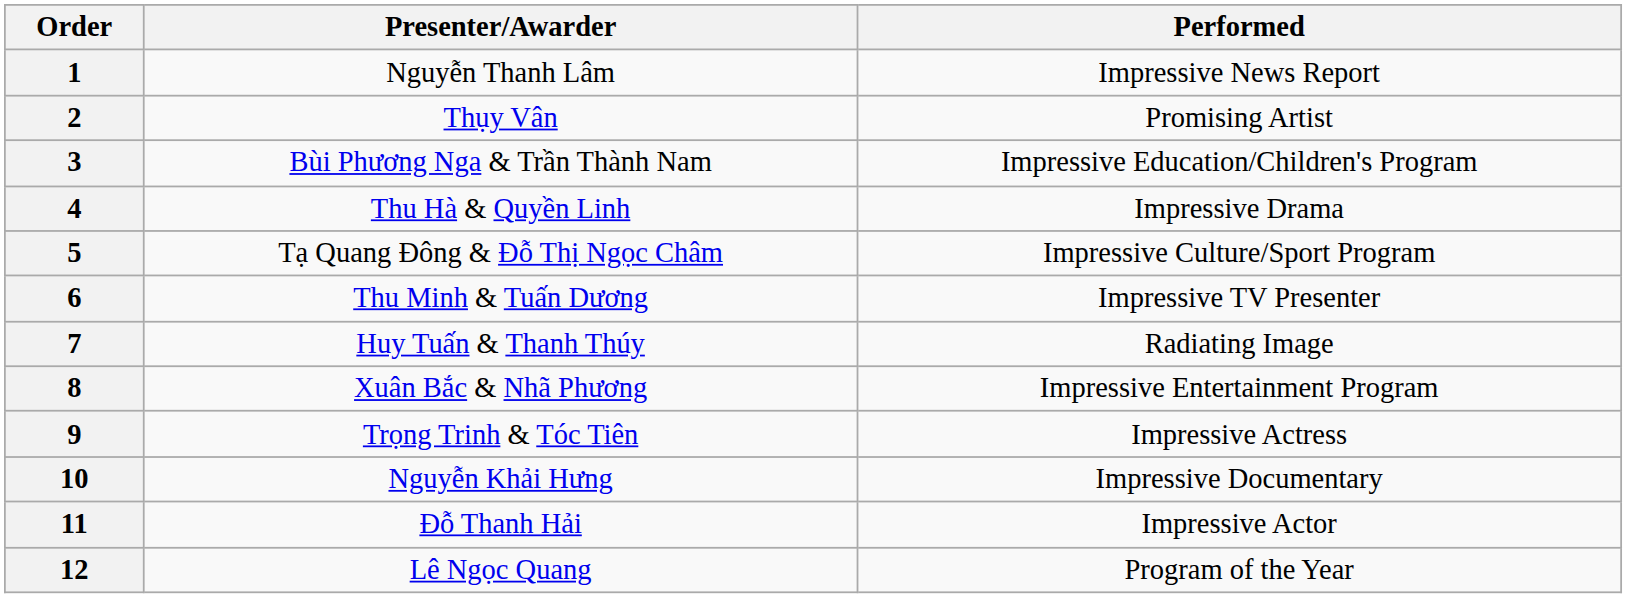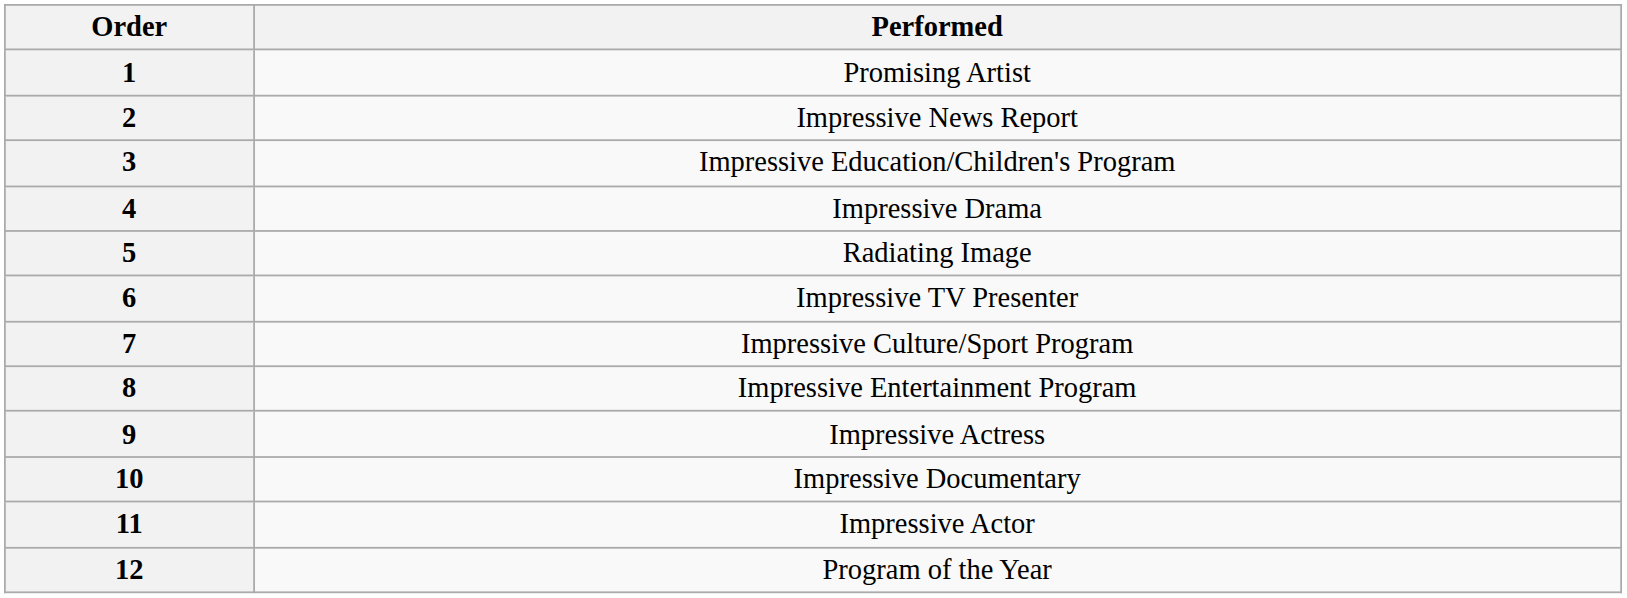- column: (501, 27)
(1239, 72) Impressive News Report -> (937, 72) Promising Artist
(1239, 117) Promising Artist -> (937, 117) Impressive News Report
(1239, 252) Impressive Culture/Sport Program -> (937, 252) Radiating Image
(1239, 343) Radiating Image -> (937, 343) Impressive Culture/Sport Program
